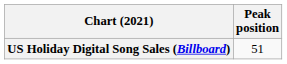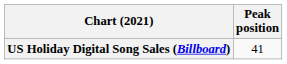(258, 48) 51 -> (258, 48) 41
